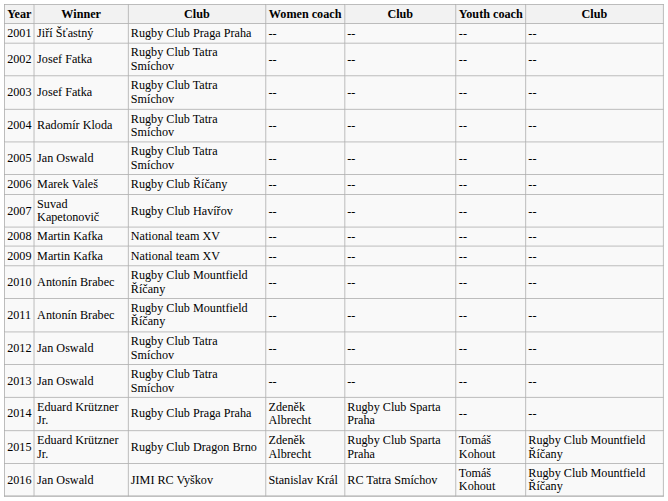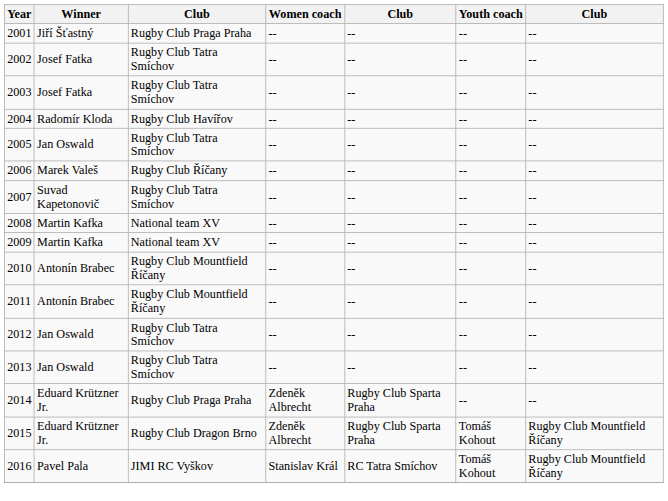(174, 125) Rugby Club Tatra Smíchov -> (182, 118) Rugby Club Havířov
(182, 210) Rugby Club Havířov -> (174, 197) Rugby Club Tatra Smíchov
(65, 480) Jan Oswald -> (63, 466) Pavel Pala
